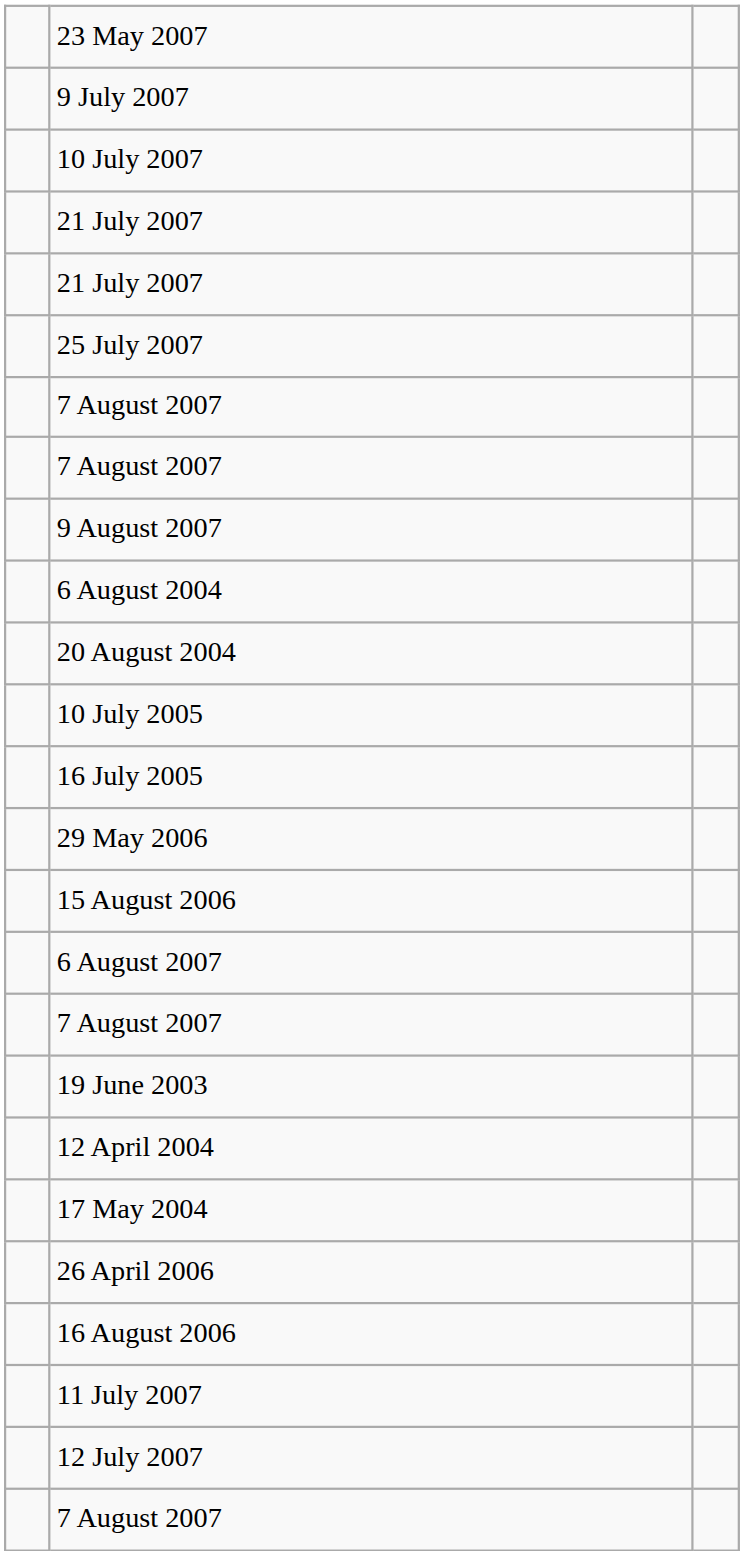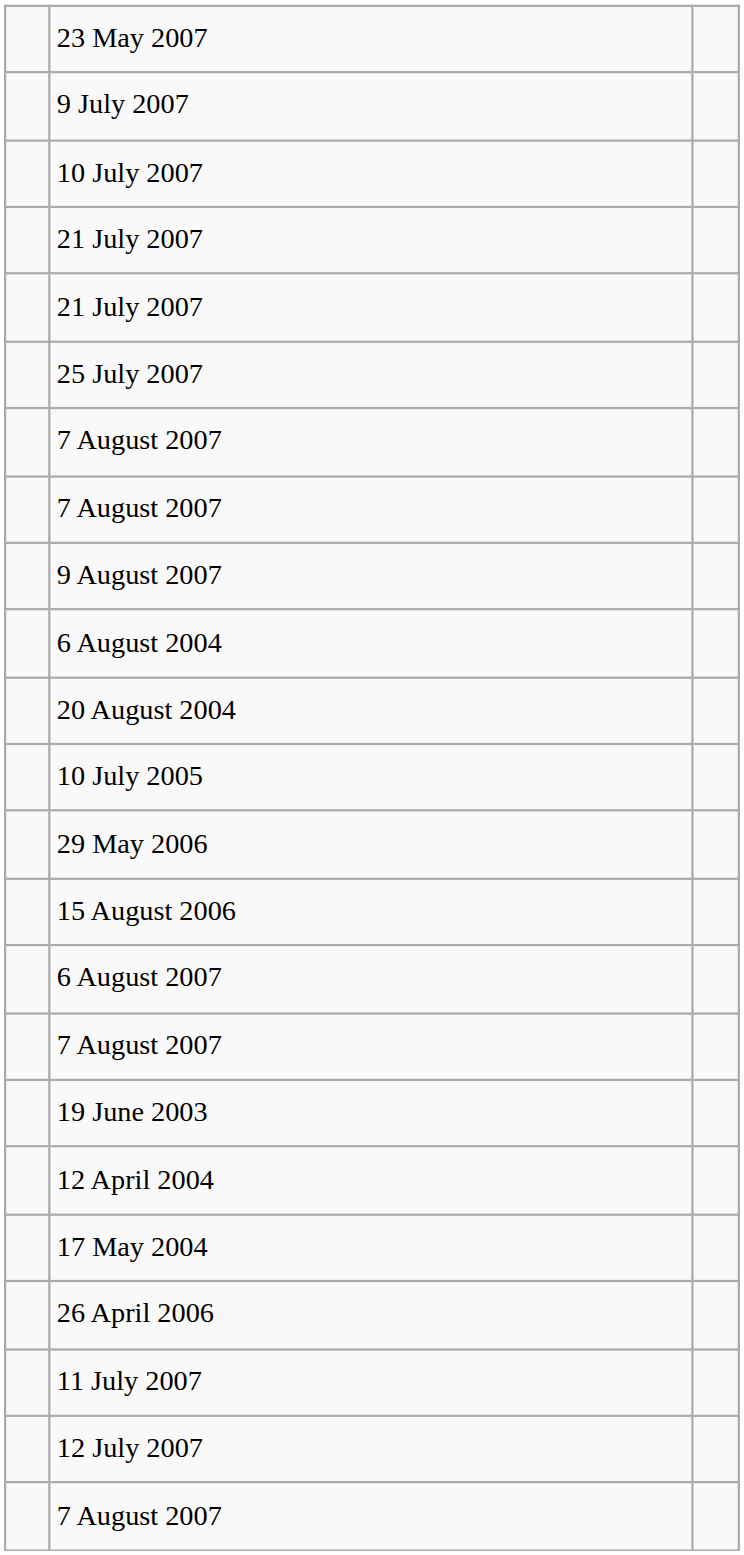- row: (28, 778)
- row: (28, 1334)
